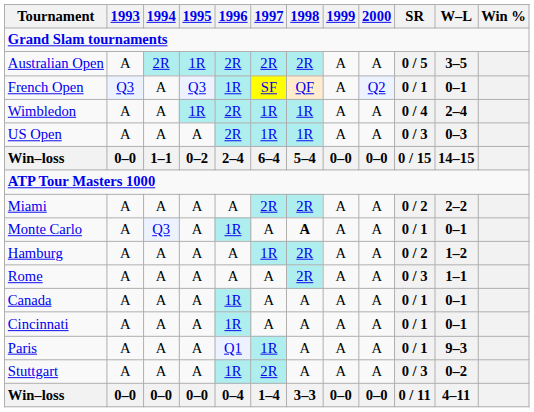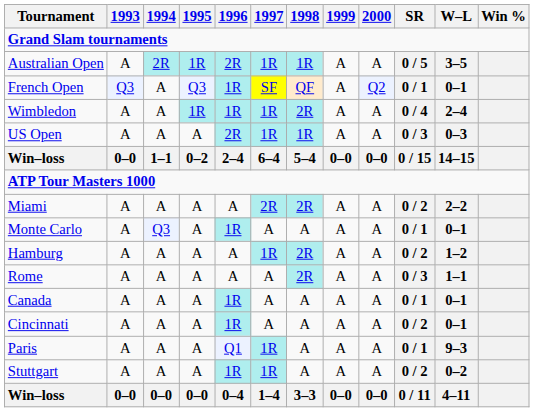(269, 63) 2R -> (269, 63) 1R
(305, 63) 2R -> (305, 63) 1R
(233, 110) 2R -> (233, 110) 1R
(305, 110) 1R -> (305, 110) 2R
(305, 228) bold -> (305, 228) normal
(415, 323) 0 / 1 -> (415, 323) 0 / 2
(269, 370) 2R -> (269, 370) 1R
(415, 370) 0 / 3 -> (415, 370) 0 / 2
